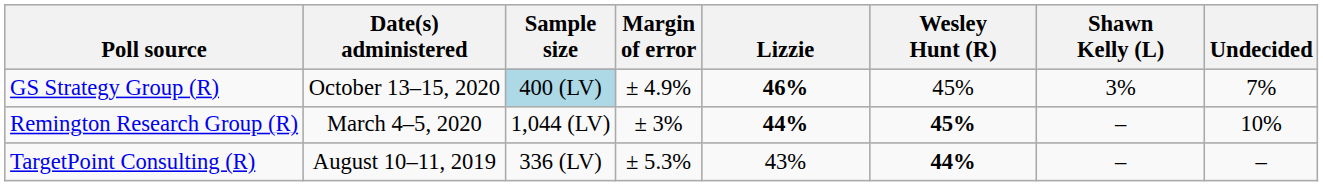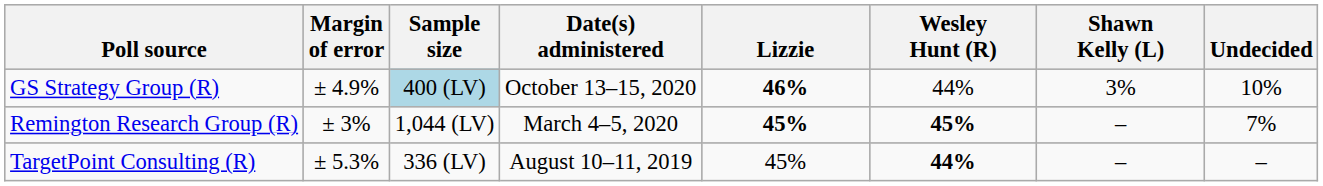columns swapped: (404, 36) <-> (659, 36)
(953, 87) 45% -> (953, 87) 44%
(1261, 87) 7% -> (1261, 87) 10%
(785, 124) 44% -> (785, 124) 45%
(1261, 124) 10% -> (1261, 124) 7%
(785, 162) 43% -> (785, 162) 45%
